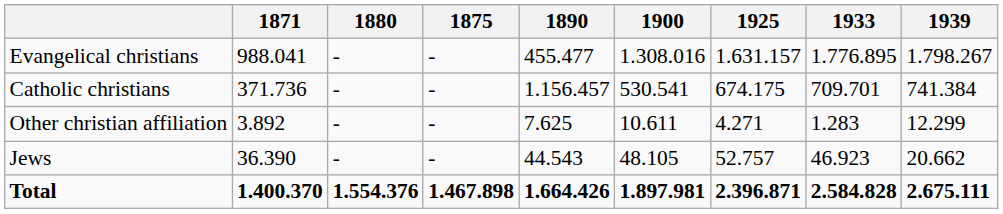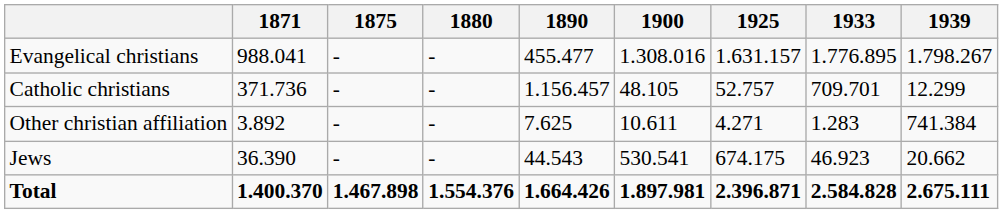columns swapped: (471, 21) <-> (376, 21)
(654, 89) 530.541 -> (649, 89) 48.105
(750, 89) 674.175 -> (745, 89) 52.757
(941, 89) 741.384 -> (936, 89) 12.299
(936, 123) 12.299 -> (941, 123) 741.384
(649, 157) 48.105 -> (654, 157) 530.541
(745, 157) 52.757 -> (750, 157) 674.175
